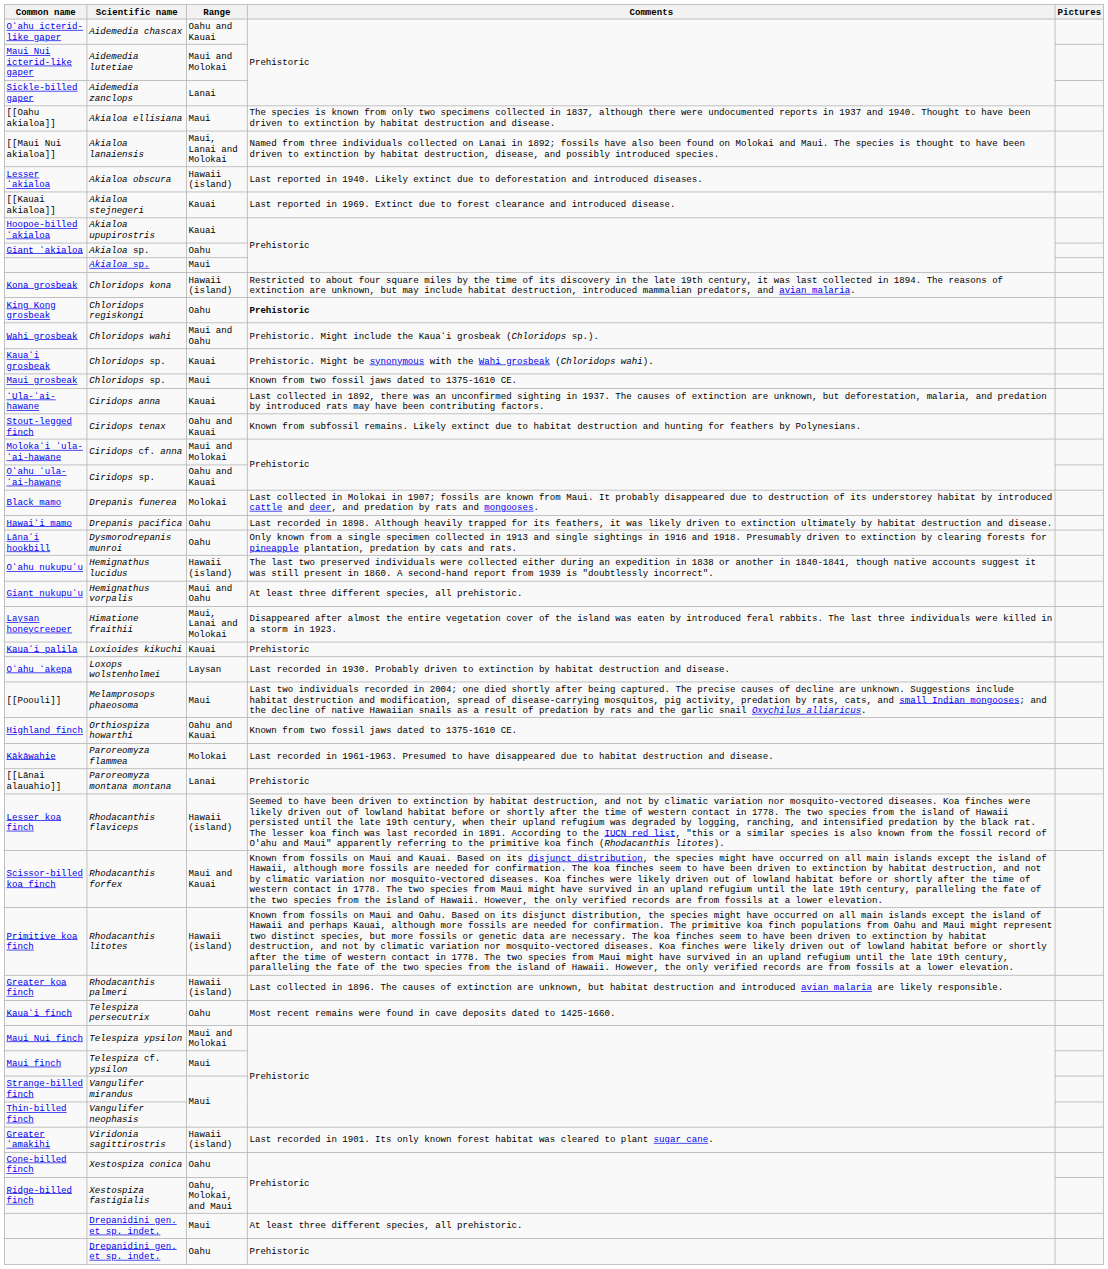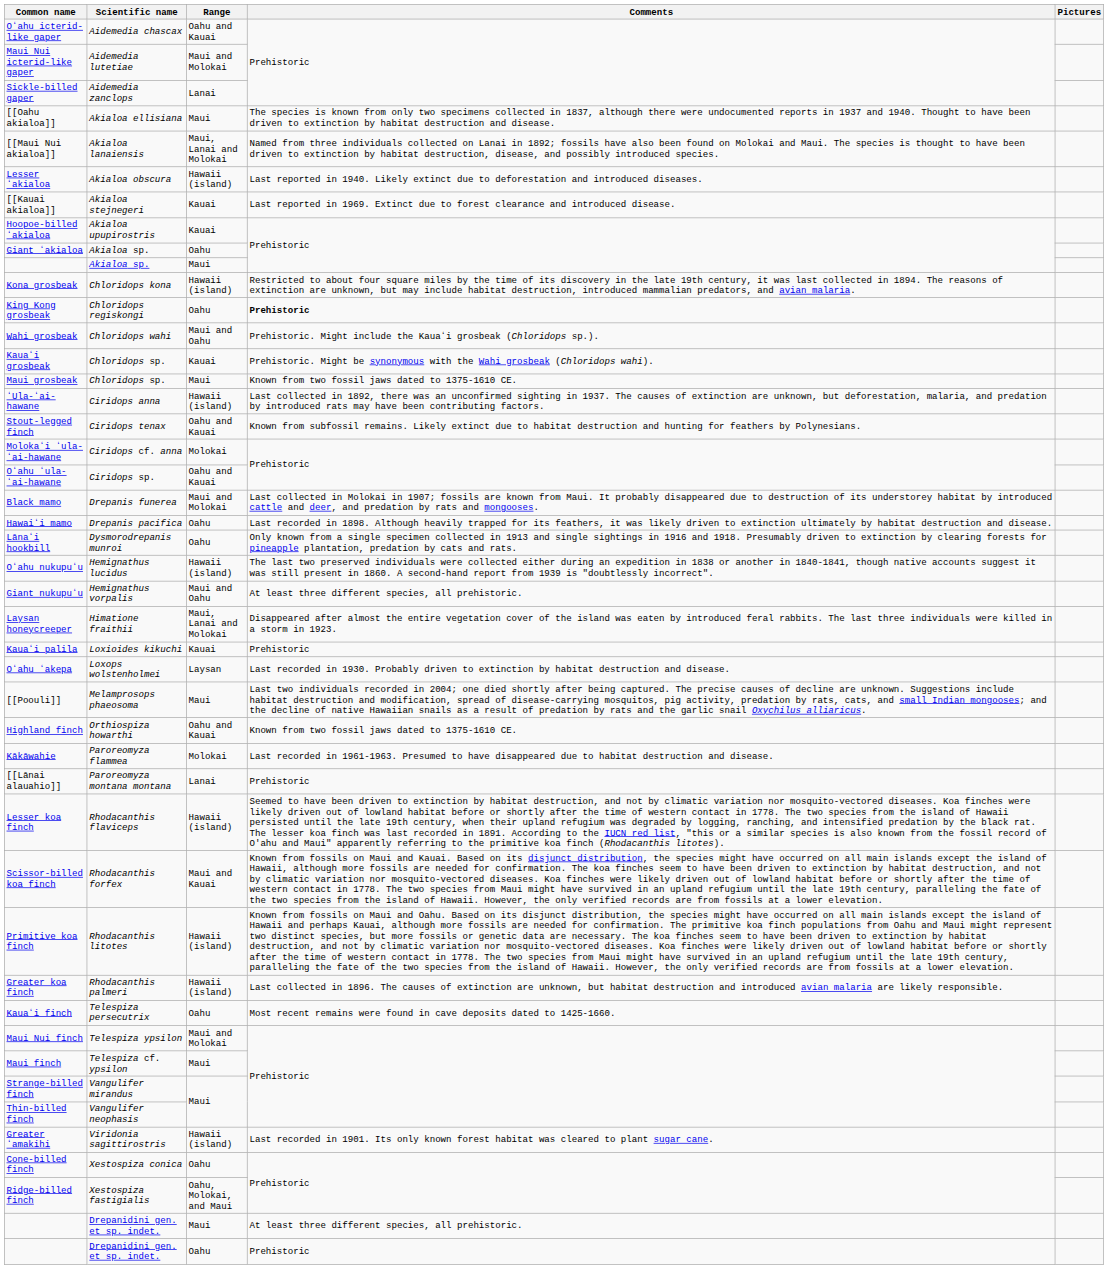(202, 401) Kauai -> (210, 401) Hawaii (island)
(210, 452) Maui and Molokai -> (208, 452) Molokai
(208, 503) Molokai -> (210, 503) Maui and Molokai
